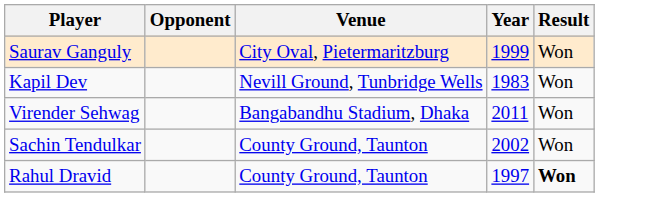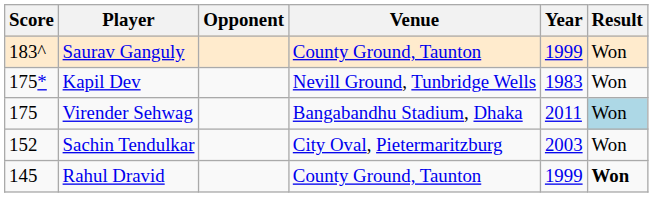+ column: (31, 20)
(344, 51) City Oval, Pietermaritzburg -> (387, 51) County Ground, Taunton
(555, 113) no background -> (609, 113) lightblue background
(334, 144) County Ground, Taunton -> (398, 144) City Oval, Pietermaritzburg
(510, 144) 2002 -> (564, 144) 2003
(510, 176) 1997 -> (564, 176) 1999
